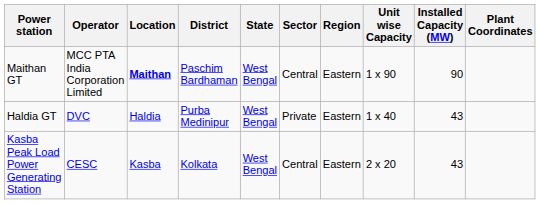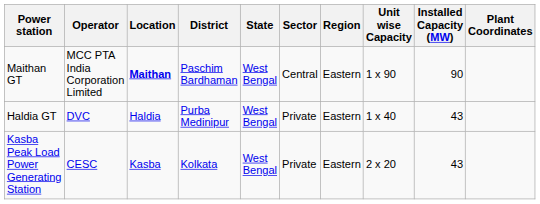(300, 165) Central -> (299, 165) Private
